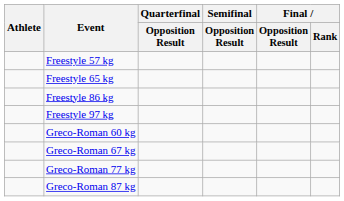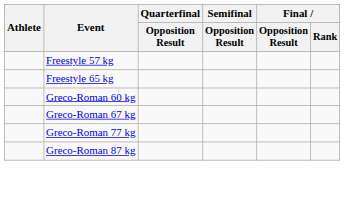- row: (80, 97)
- row: (80, 115)
